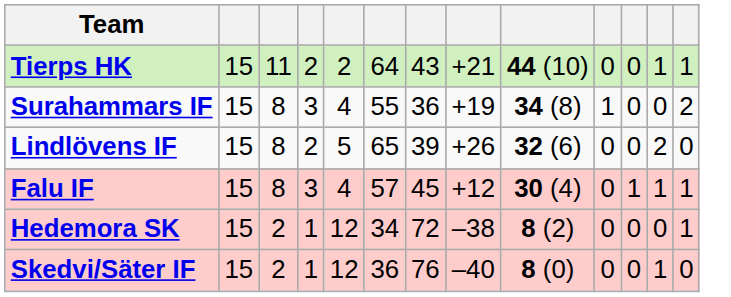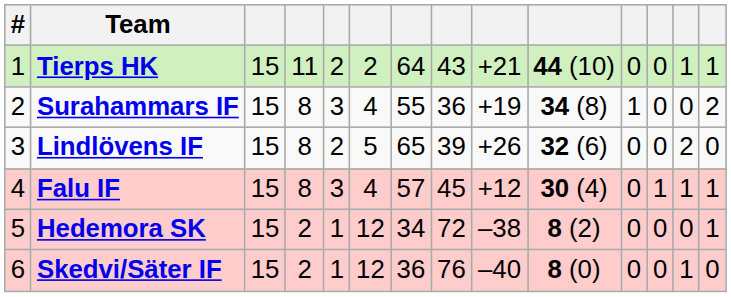+ column: (18, 24)
